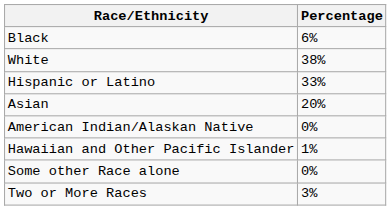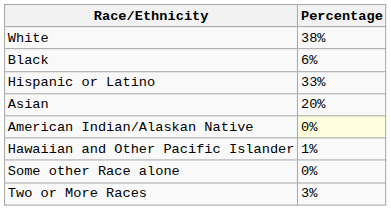rows swapped: (28, 60) <-> (28, 38)
(309, 127) no background -> (309, 127) lightyellow background
